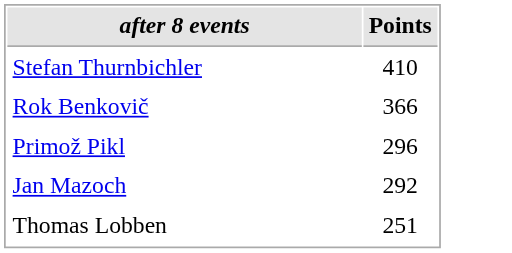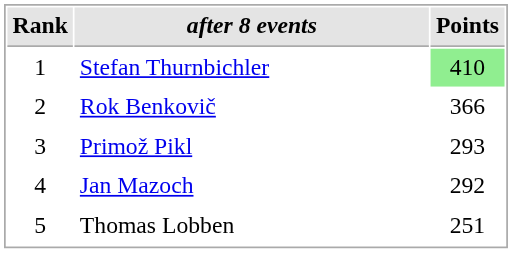+ column: (40, 26)
(400, 67) no background -> (467, 67) lightgreen background
(400, 146) 296 -> (467, 146) 293
